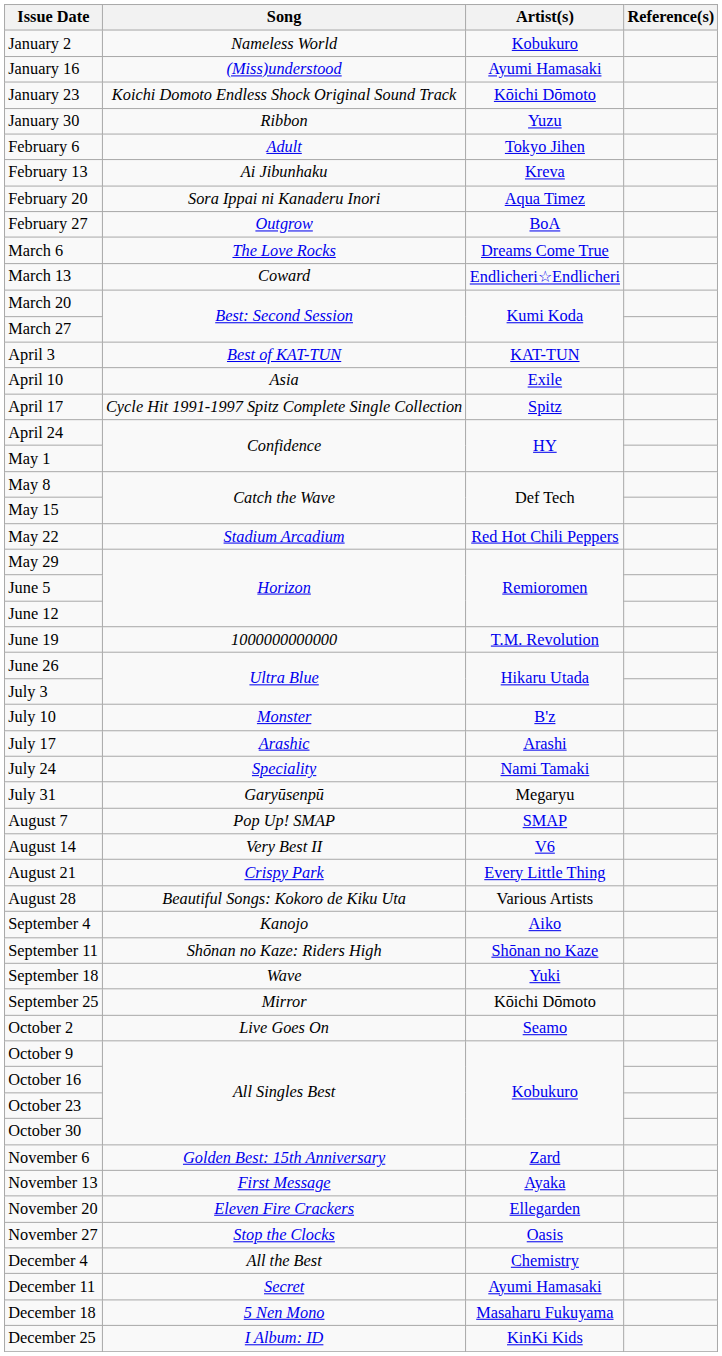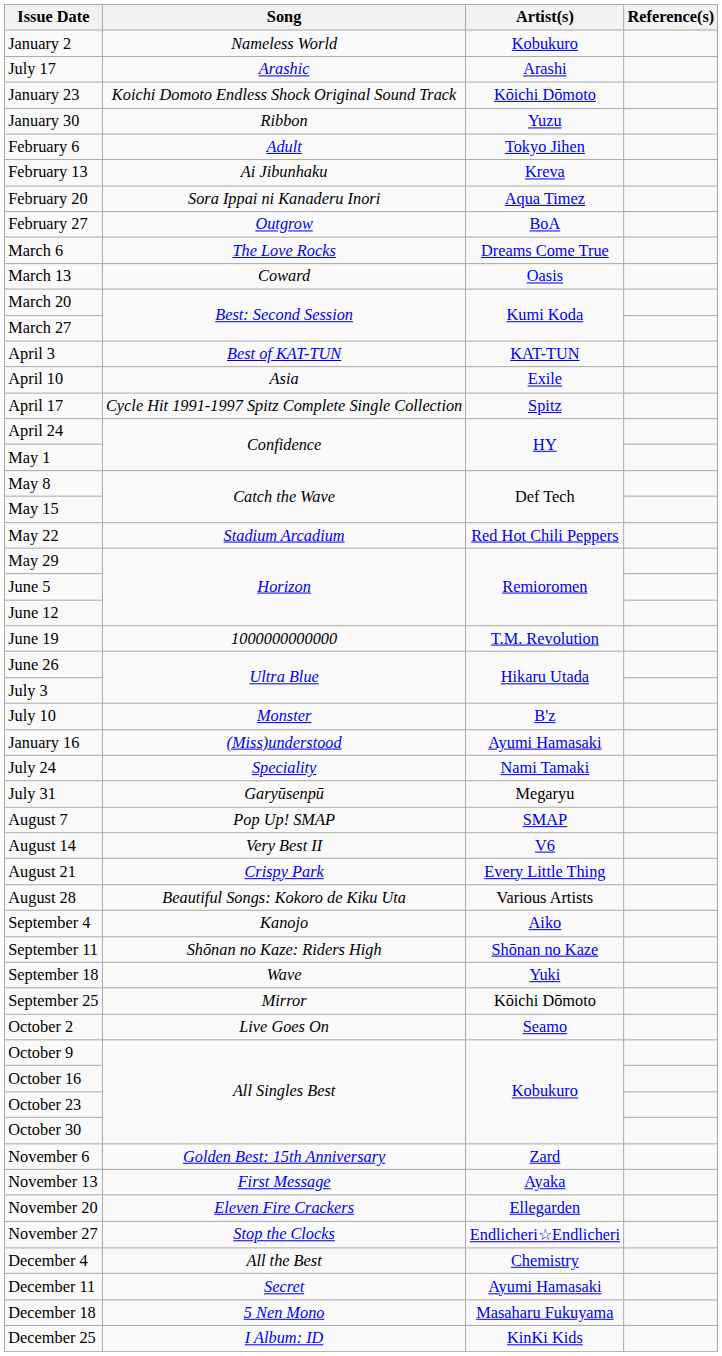rows swapped: (44, 69) <-> (32, 743)
(545, 277) Endlicheri☆Endlicheri -> (545, 276) Oasis
(545, 1234) Oasis -> (545, 1234) Endlicheri☆Endlicheri
